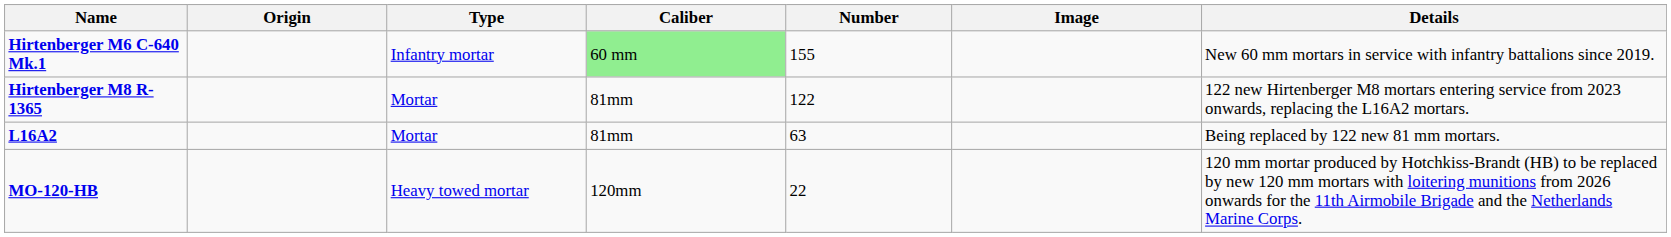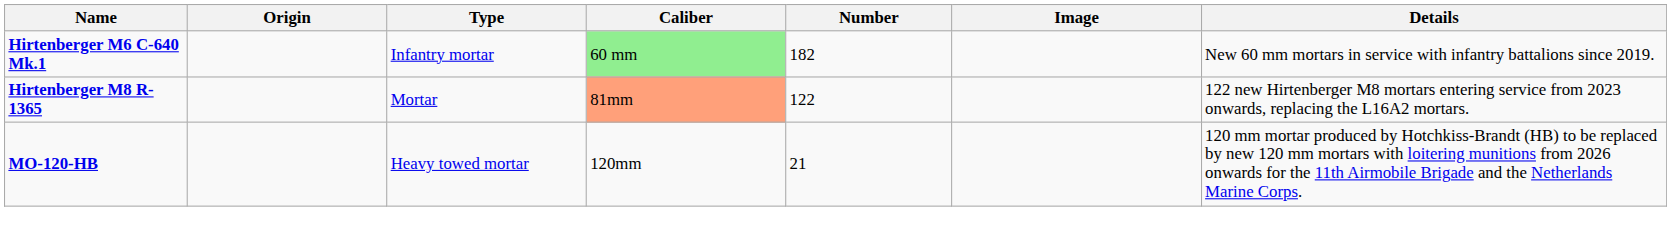(802, 53) 155 -> (802, 53) 182
(612, 99) no background -> (612, 99) lightsalmon background
- row: (33, 135)
(798, 190) 22 -> (798, 163) 21
